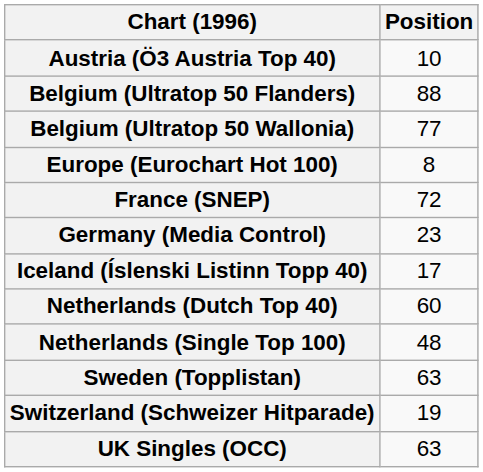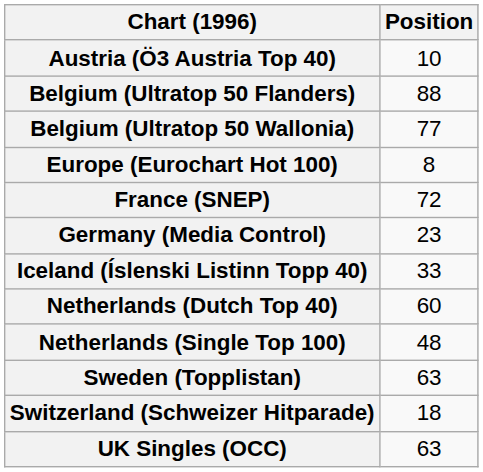(429, 270) 17 -> (429, 270) 33
(429, 413) 19 -> (429, 413) 18
